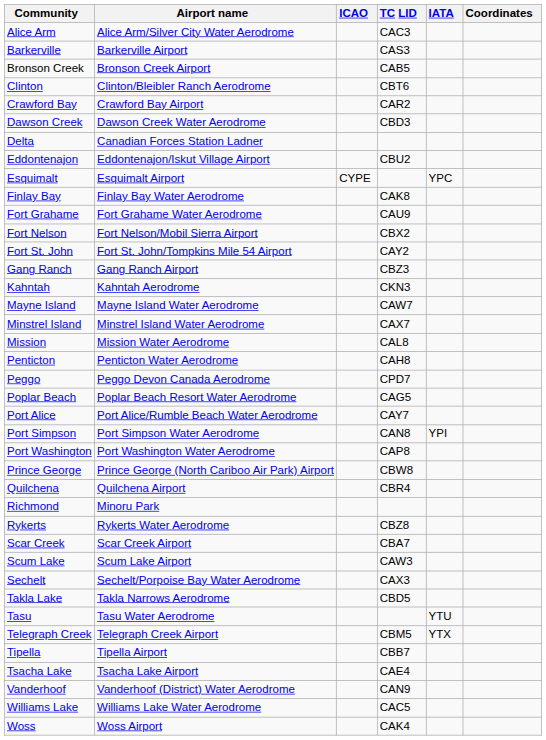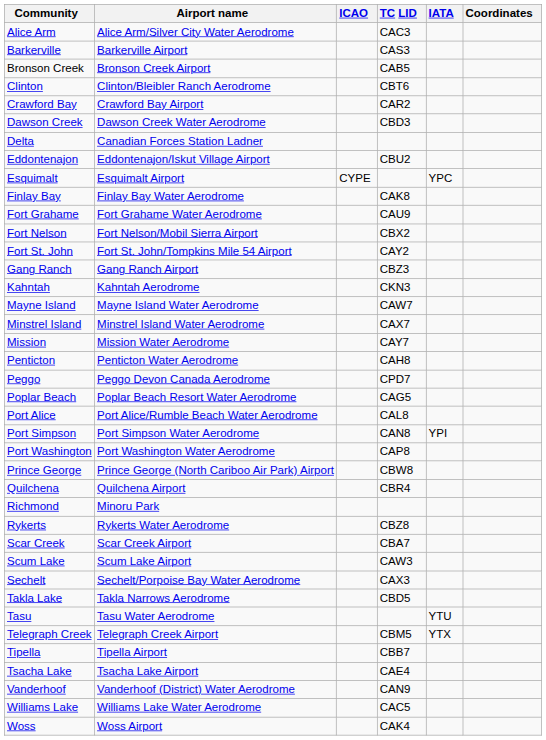(394, 342) CAL8 -> (394, 342) CAY7
(394, 415) CAY7 -> (394, 415) CAL8
